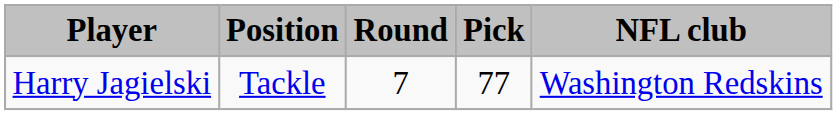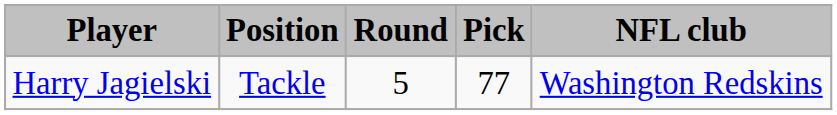(401, 82) 7 -> (401, 82) 5
